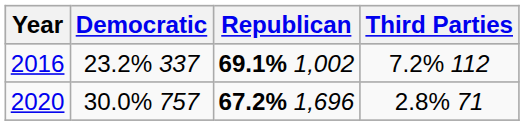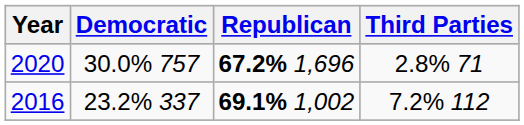rows swapped: (38, 102) <-> (38, 63)
